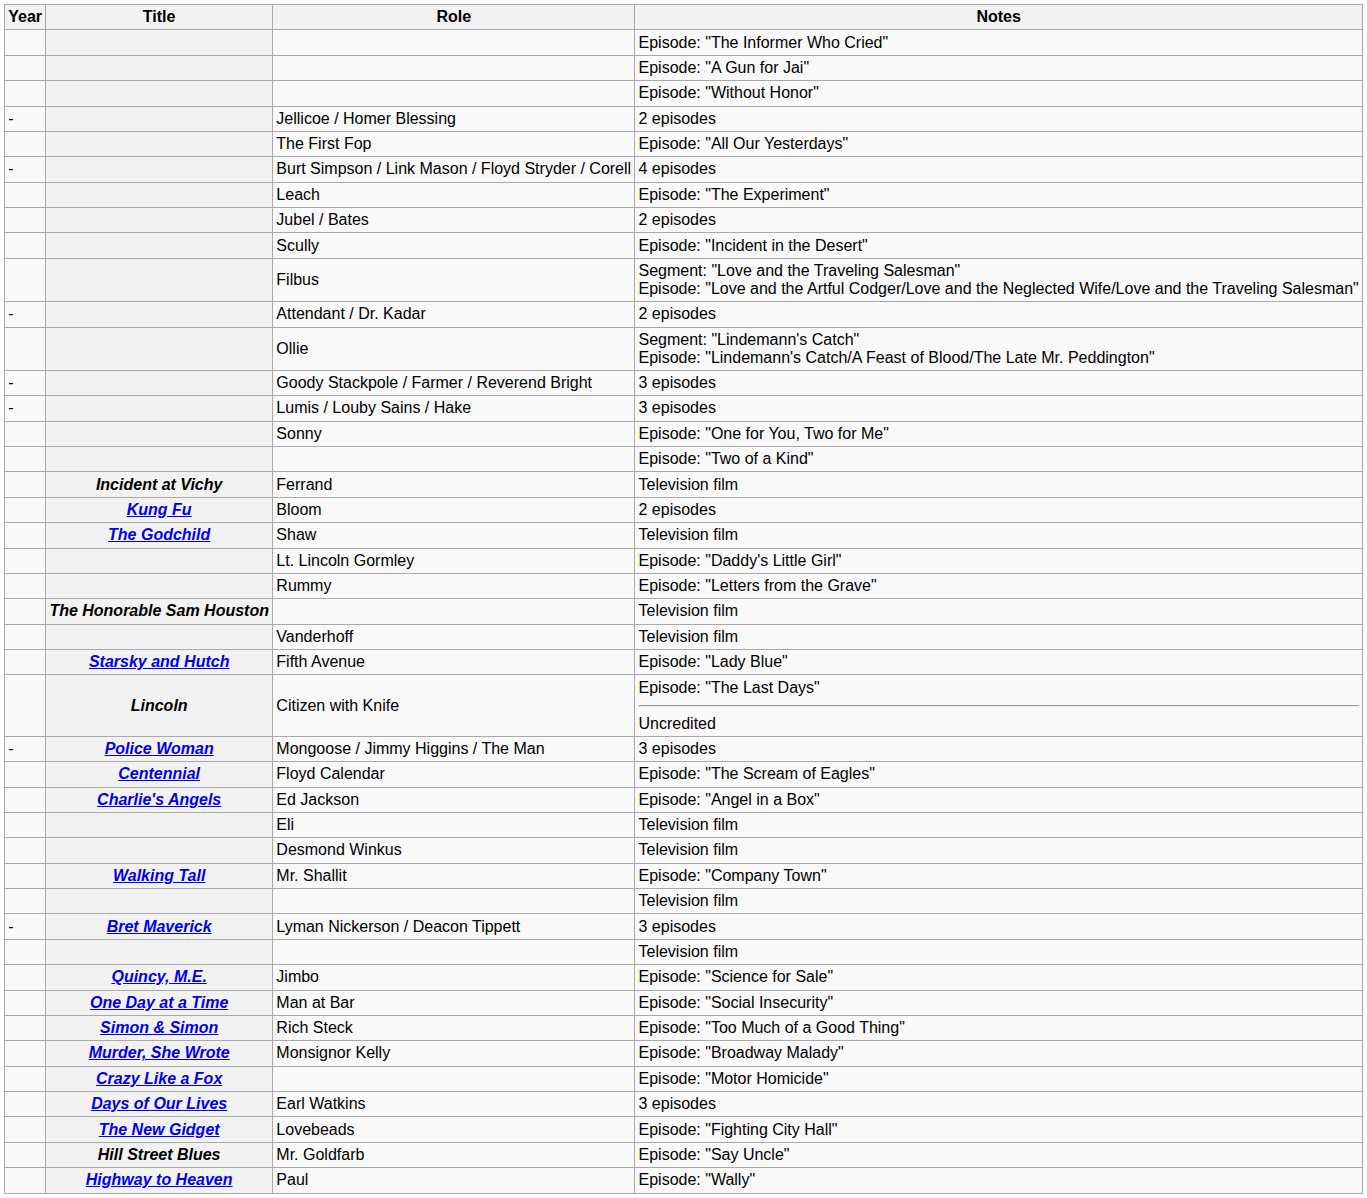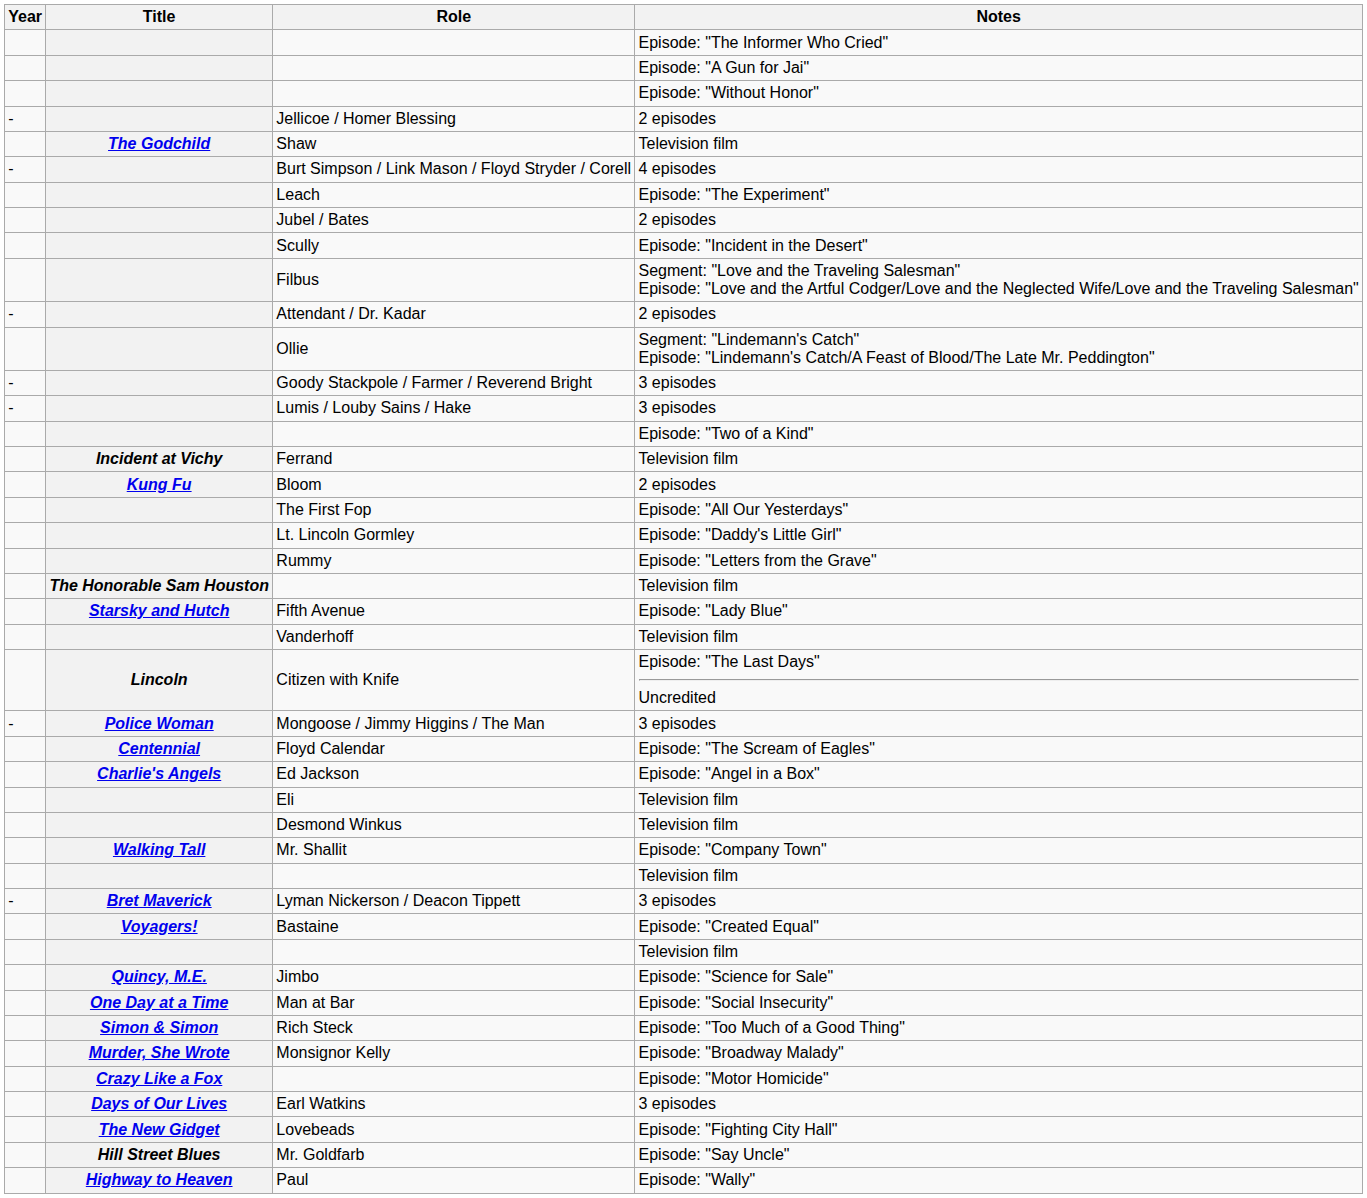rows swapped: (324, 144) <-> (296, 535)
- row: (299, 433)
rows swapped: (315, 636) <-> (321, 662)
+ row: (307, 926)
